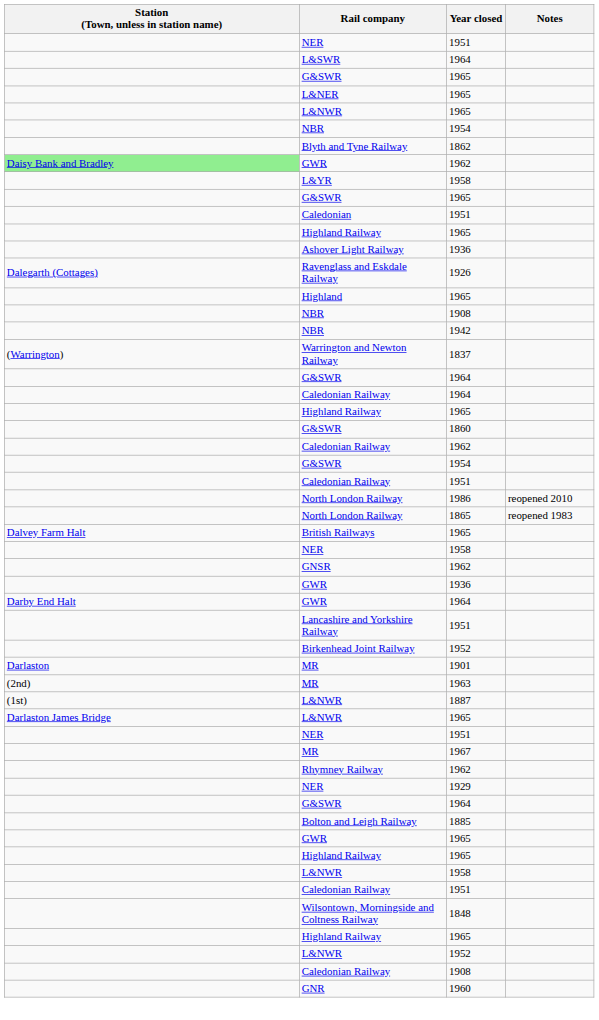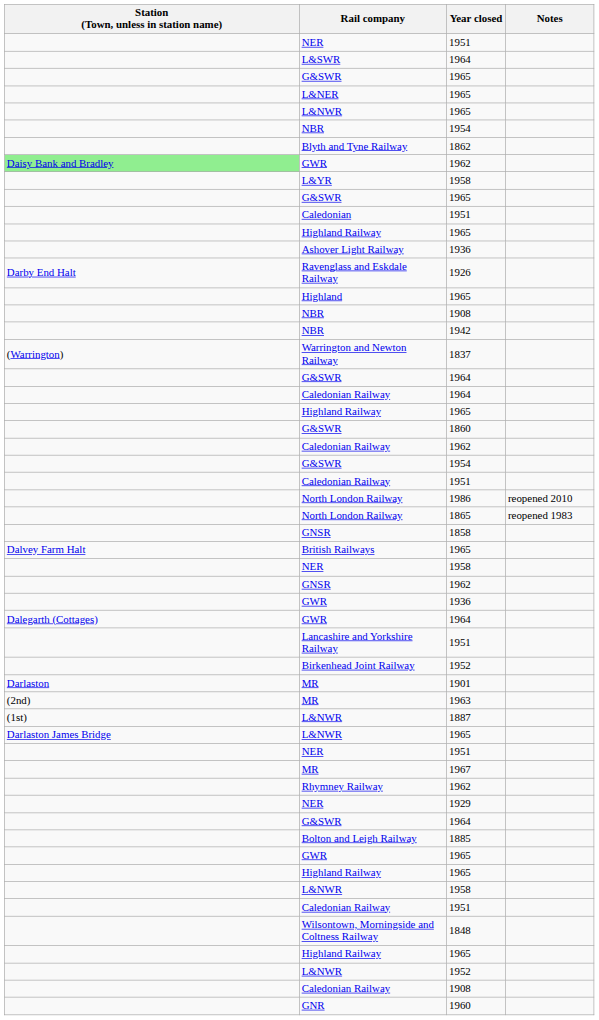(52, 273) Dalegarth (Cottages) -> (41, 273) Darby End Halt
+ row: (316, 532)
(41, 602) Darby End Halt -> (52, 619) Dalegarth (Cottages)
